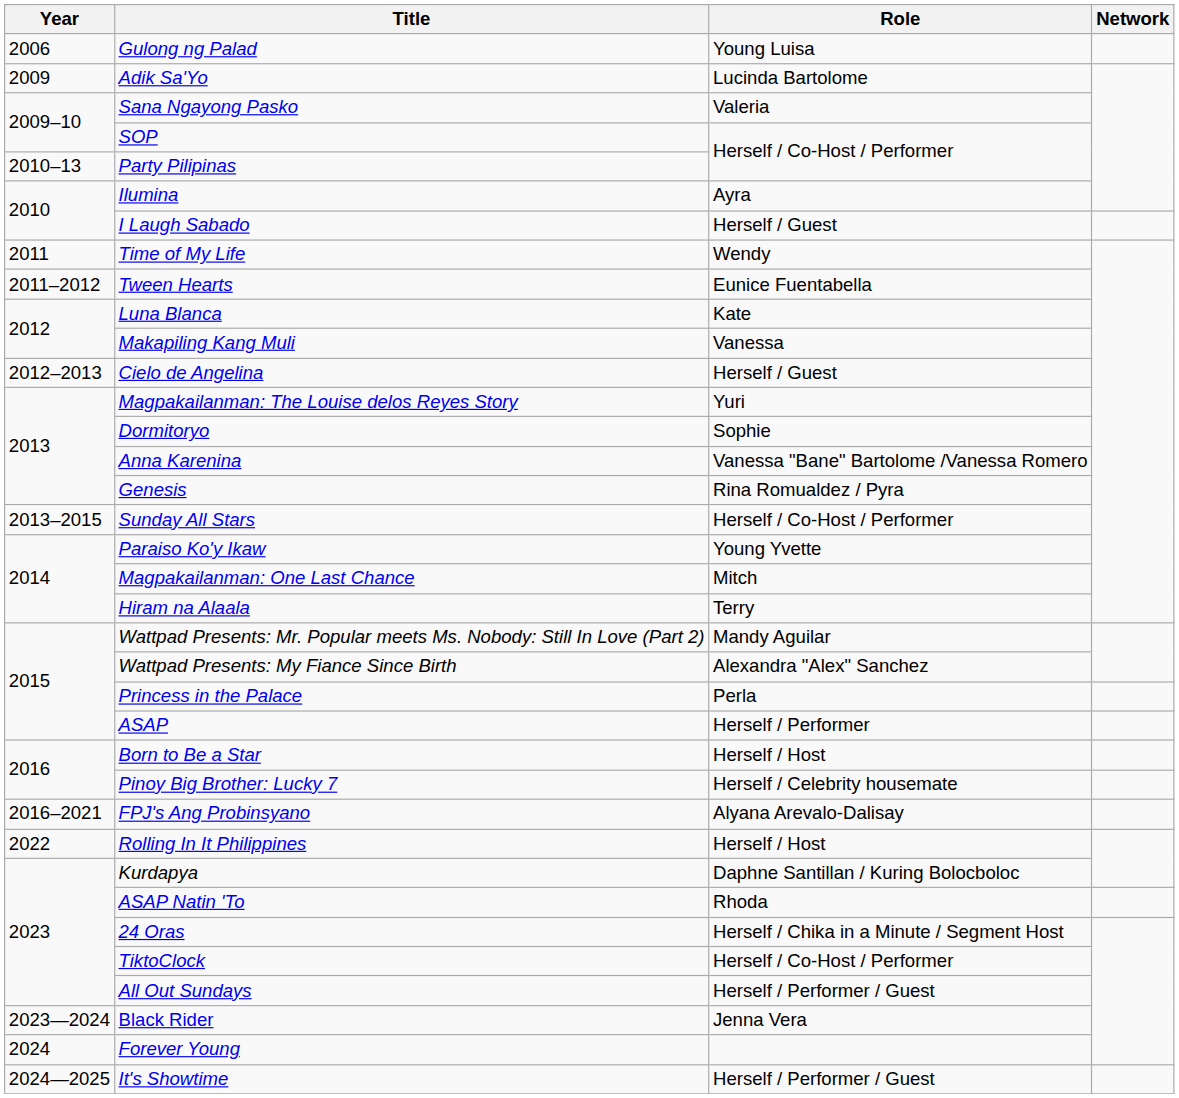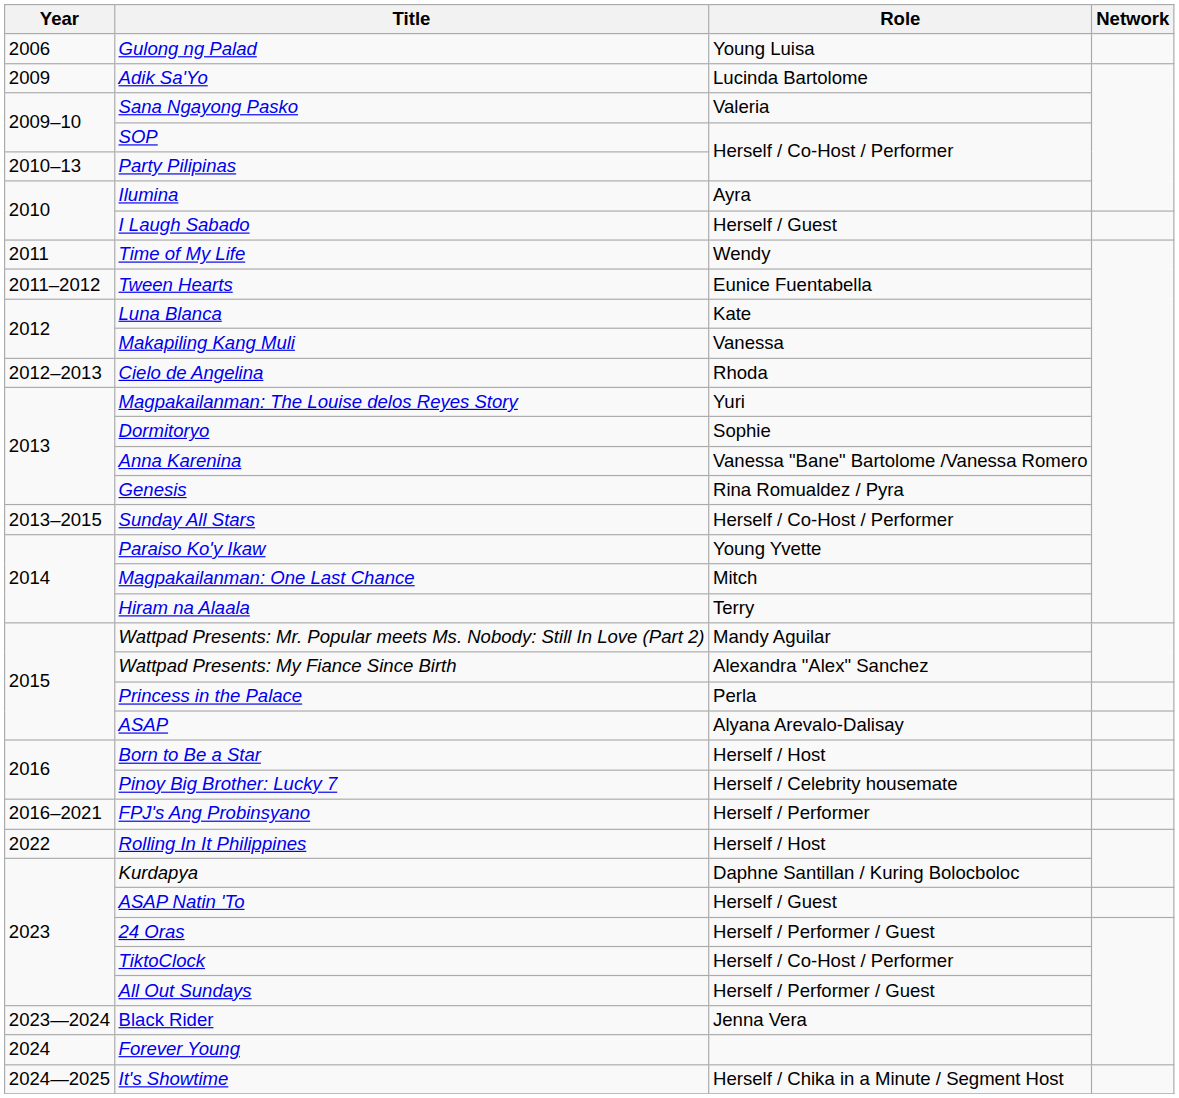(775, 372) Herself / Guest -> (740, 372) Rhoda
(791, 725) Herself / Performer -> (808, 725) Alyana Arevalo-Dalisay
(808, 813) Alyana Arevalo-Dalisay -> (791, 813) Herself / Performer
(740, 902) Rhoda -> (775, 902) Herself / Guest
(888, 931) Herself / Chika in a Minute / Segment Host -> (824, 931) Herself / Performer / Guest
(824, 1078) Herself / Performer / Guest -> (888, 1078) Herself / Chika in a Minute / Segment Host
